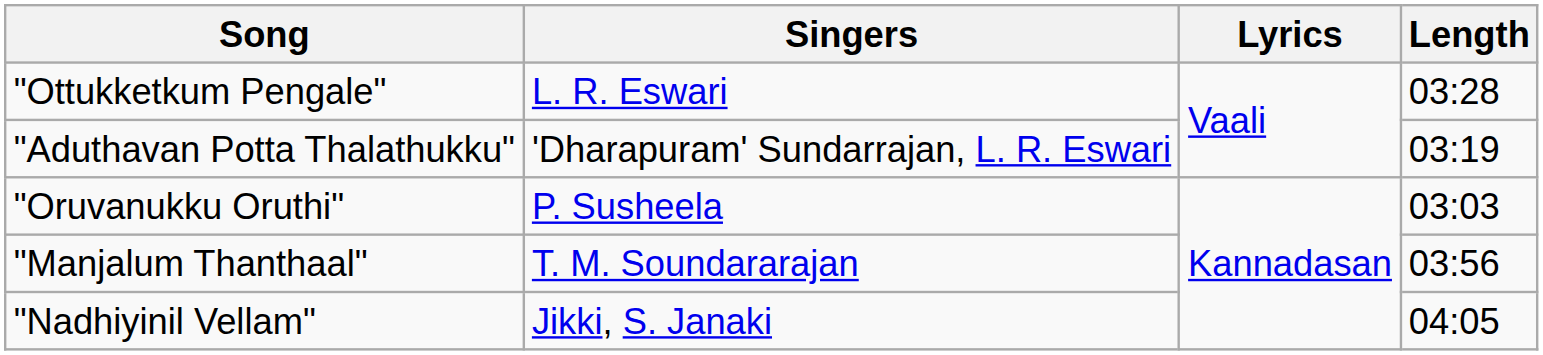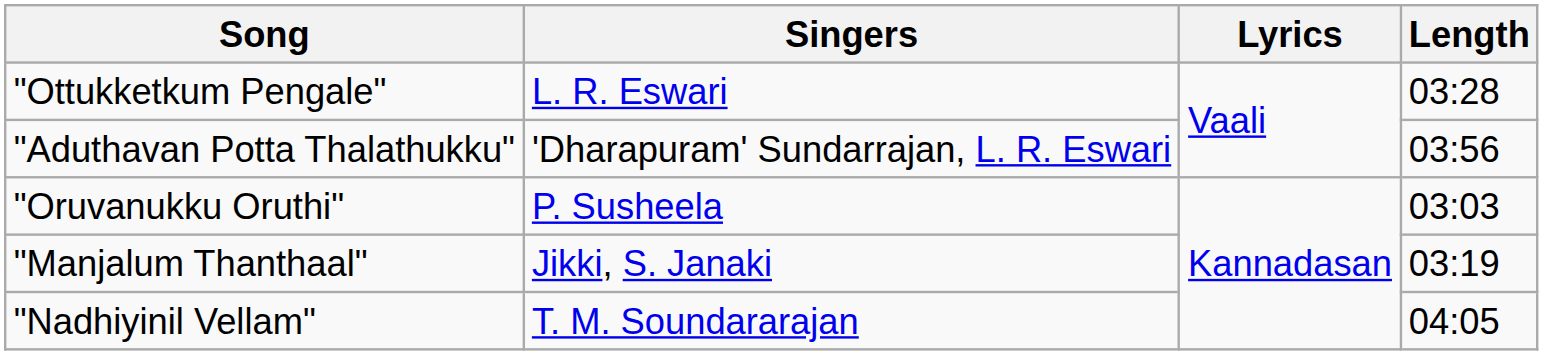(1454, 149) 03:19 -> (1454, 149) 03:56
(695, 264) T. M. Soundararajan -> (652, 264) Jikki, S. Janaki
(1454, 264) 03:56 -> (1454, 264) 03:19
(652, 322) Jikki, S. Janaki -> (695, 322) T. M. Soundararajan
